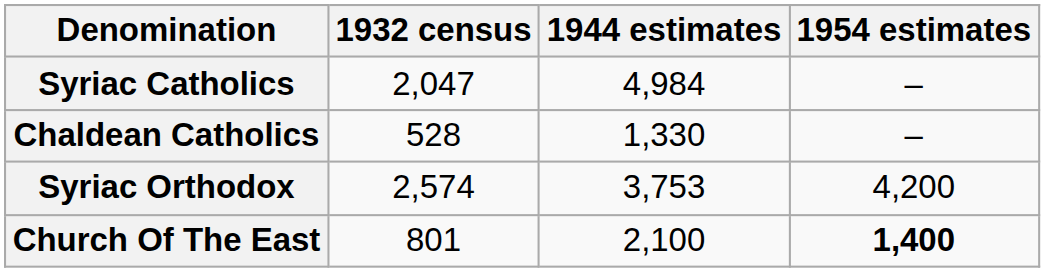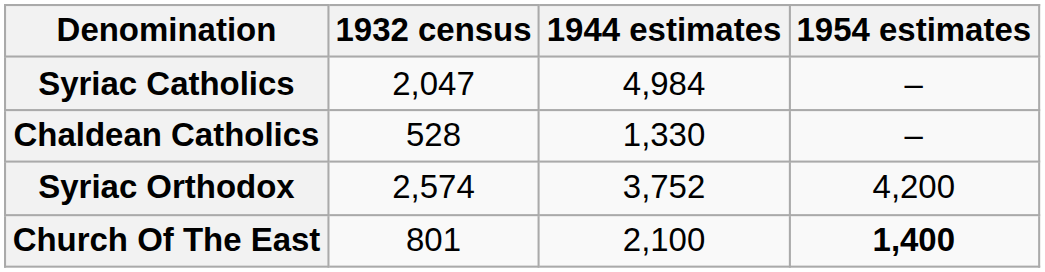(664, 187) 3,753 -> (664, 187) 3,752
